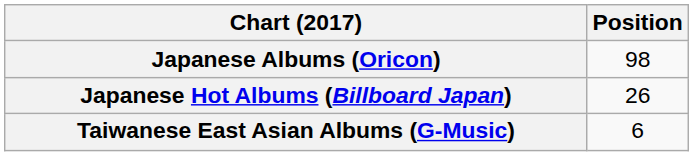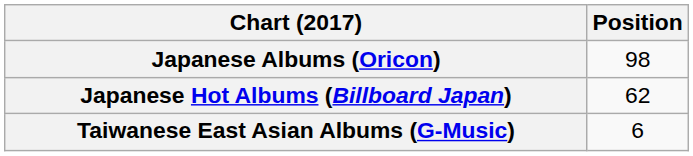(638, 95) 26 -> (638, 95) 62
